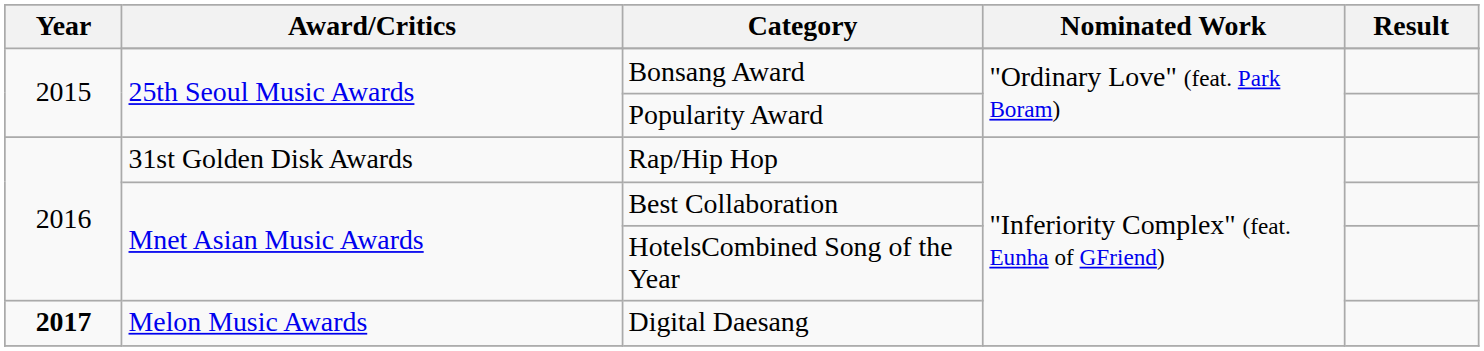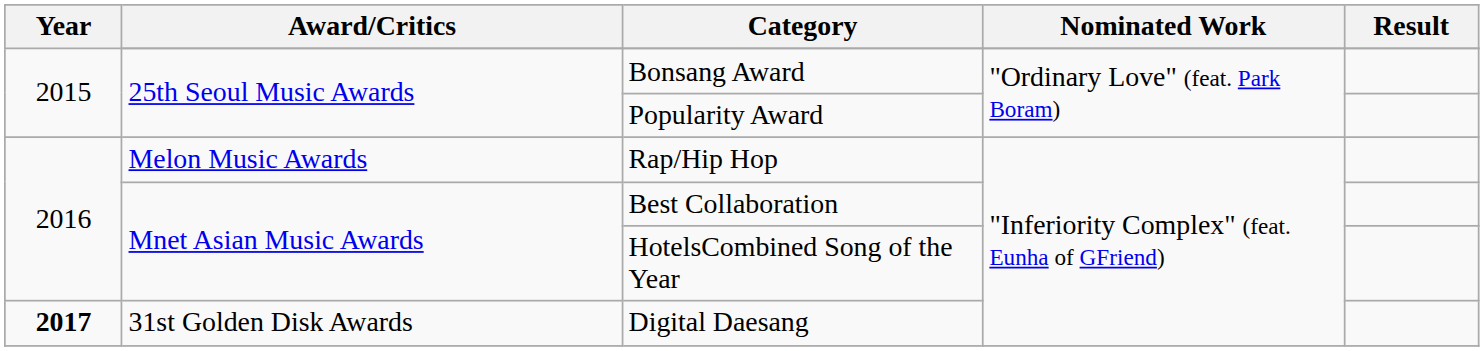(271, 159) 31st Golden Disk Awards -> (248, 159) Melon Music Awards
(248, 322) Melon Music Awards -> (271, 322) 31st Golden Disk Awards
